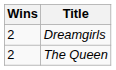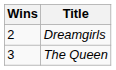(11, 55) 2 -> (11, 55) 3
